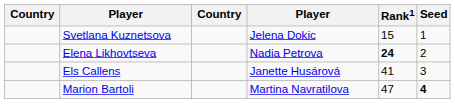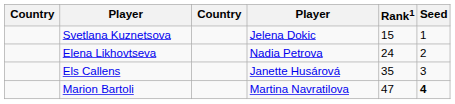(387, 53) bold -> (387, 53) normal
(387, 71) 41 -> (387, 71) 35
